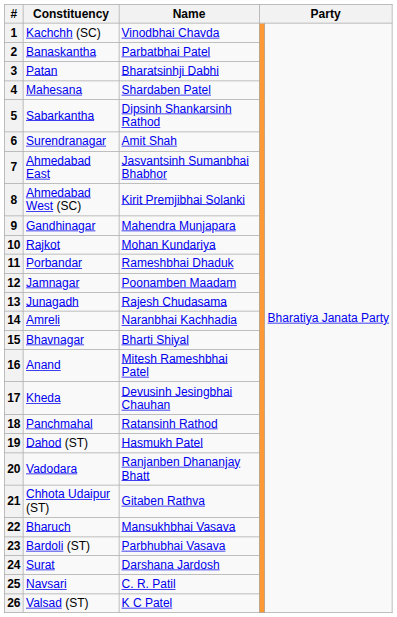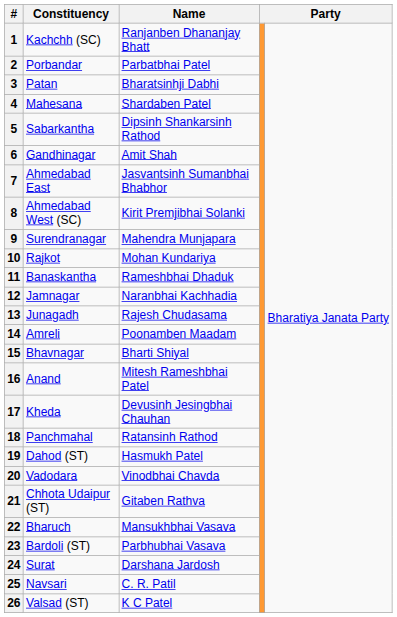(170, 33) Vinodbhai Chavda -> (181, 39) Ranjanben Dhananjay Bhatt
(61, 52) Banaskantha -> (54, 65) Porbandar
(66, 141) Surendranagar -> (61, 155) Gandhinagar
(61, 225) Gandhinagar -> (66, 239) Surendranagar
(54, 263) Porbandar -> (61, 277) Banaskantha
(179, 282) Poonamben Maadam -> (179, 296) Naranbhai Kachhadia
(179, 320) Naranbhai Kachhadia -> (179, 334) Poonamben Maadam
(181, 468) Ranjanben Dhananjay Bhatt -> (170, 475) Vinodbhai Chavda
